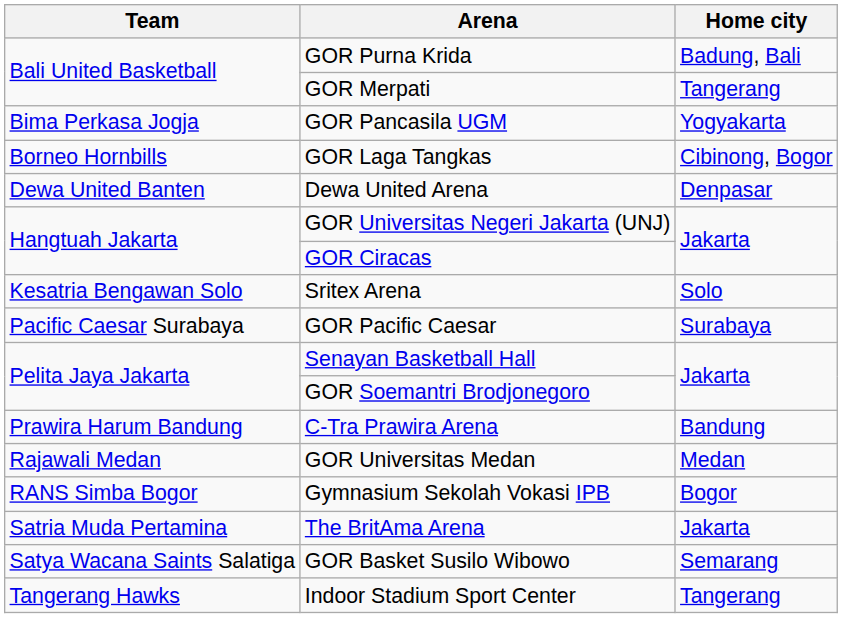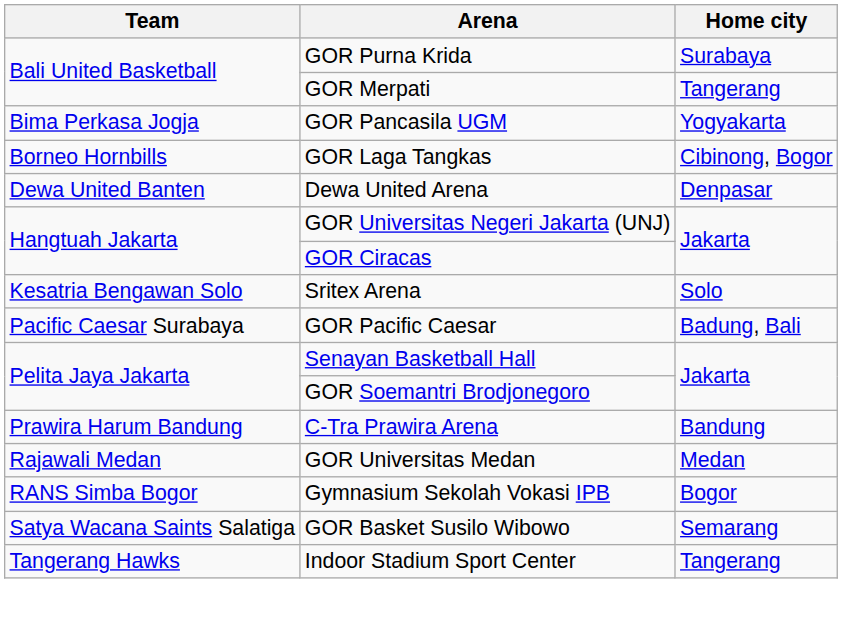(740, 55) Badung, Bali -> (726, 55) Surabaya
(726, 325) Surabaya -> (740, 325) Badung, Bali
- row: (395, 527)
